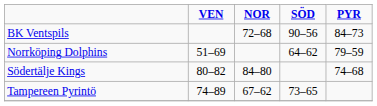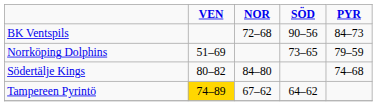(303, 52) 64–62 -> (303, 52) 73–65
(211, 91) no background -> (211, 91) gold background
(303, 91) 73–65 -> (303, 91) 64–62
